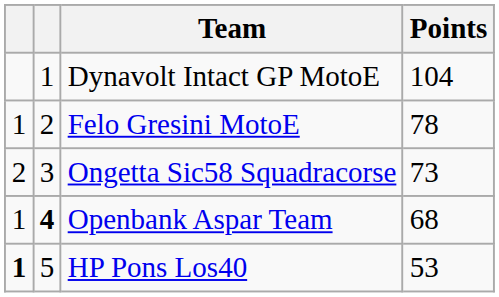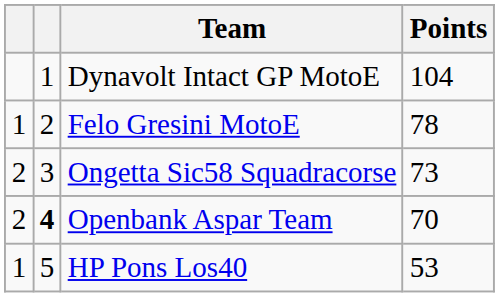(19, 220) 1 -> (19, 220) 2
(424, 220) 68 -> (424, 220) 70
(19, 267) bold -> (19, 267) normal
